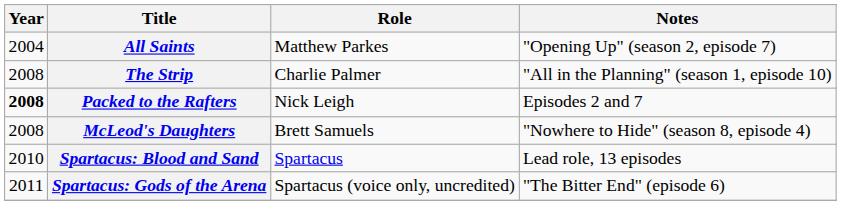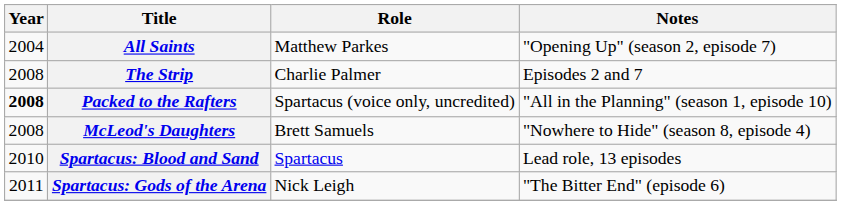(677, 74) "All in the Planning" (season 1, episode 10) -> (583, 74) Episodes 2 and 7
(314, 102) Nick Leigh -> (395, 102) Spartacus (voice only, uncredited)
(583, 102) Episodes 2 and 7 -> (677, 102) "All in the Planning" (season 1, episode 10)
(395, 185) Spartacus (voice only, uncredited) -> (314, 185) Nick Leigh
